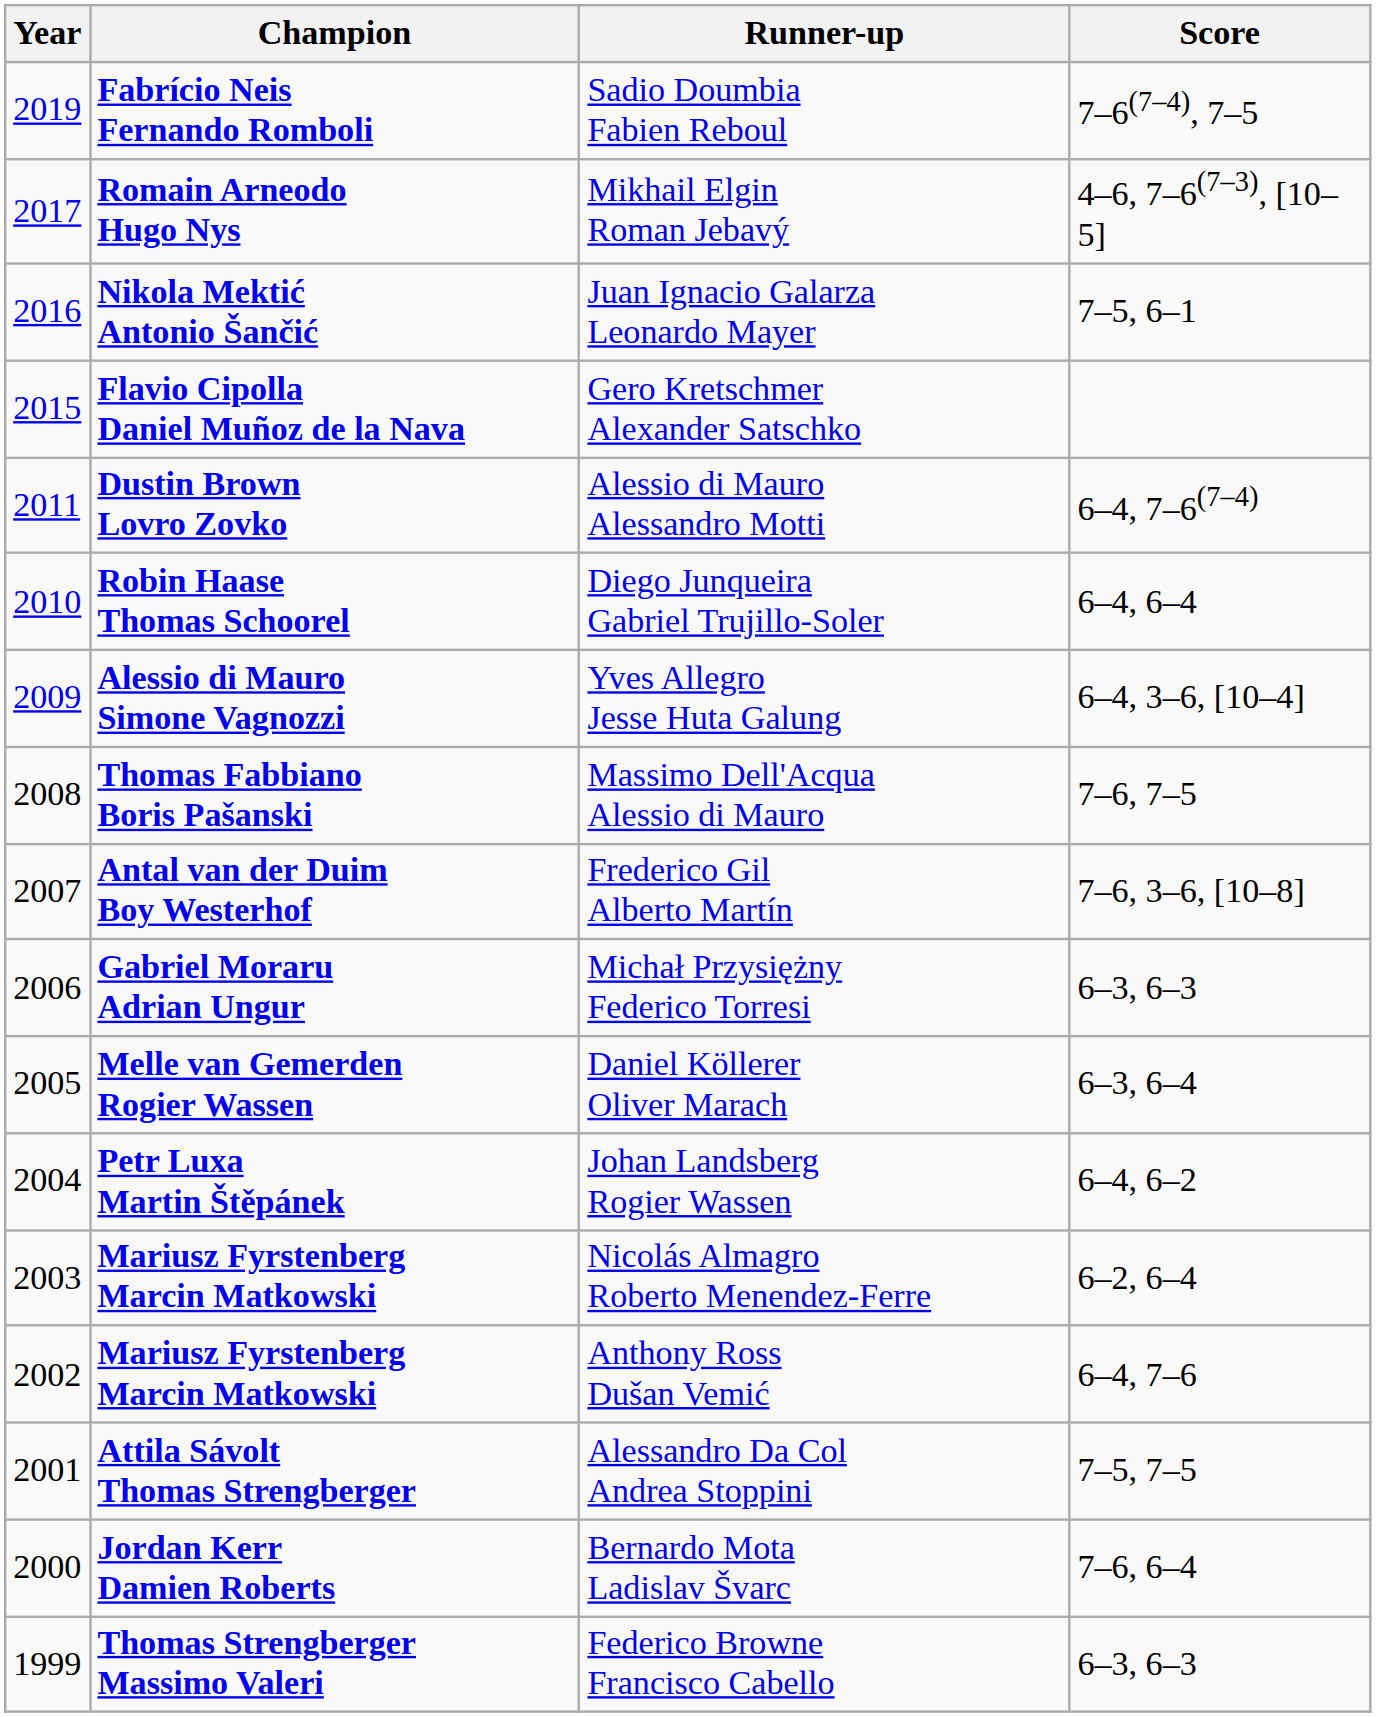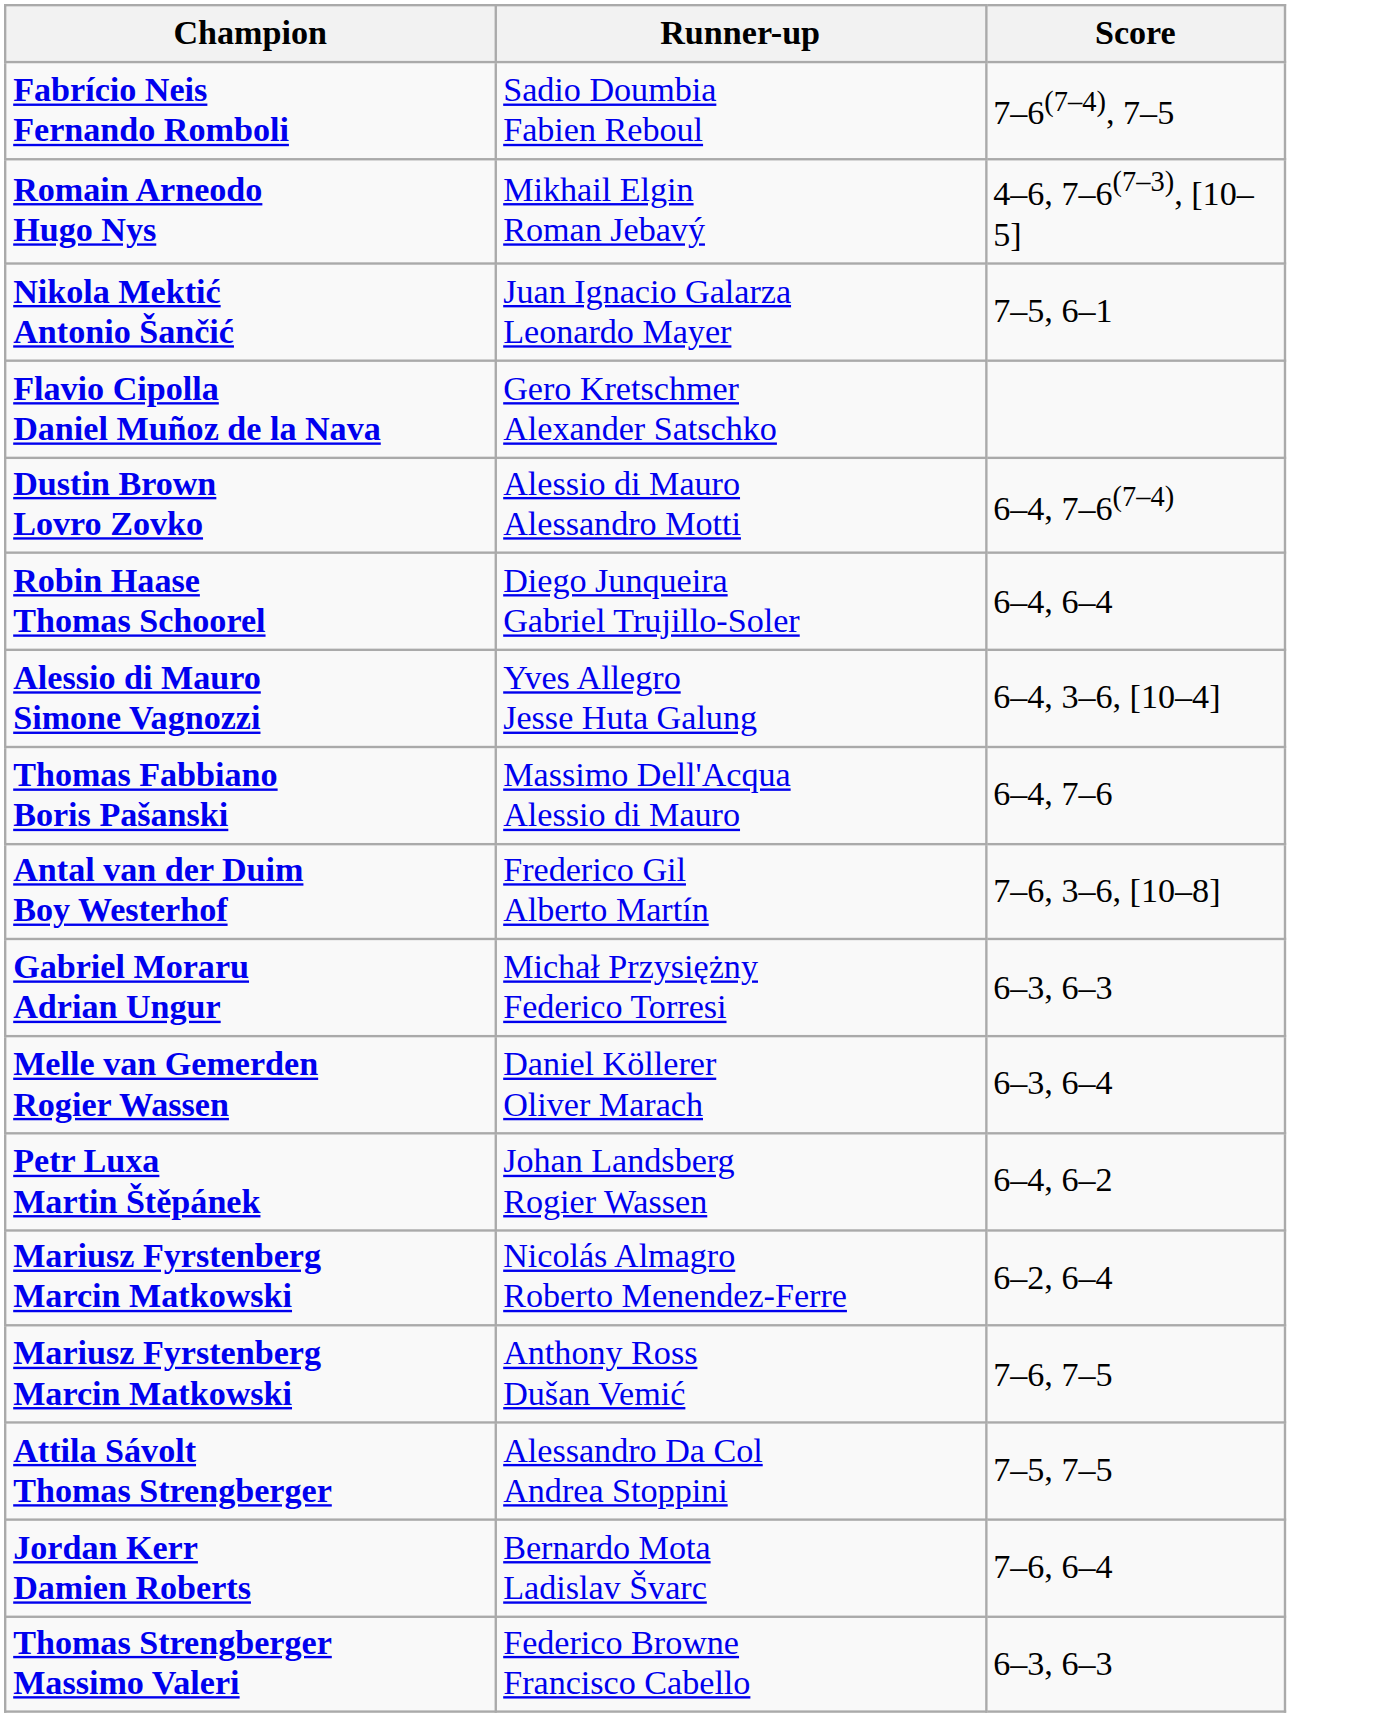- column: (47, 33)
(1137, 794) 7–6, 7–5 -> (1053, 794) 6–4, 7–6
(1137, 1373) 6–4, 7–6 -> (1053, 1373) 7–6, 7–5
